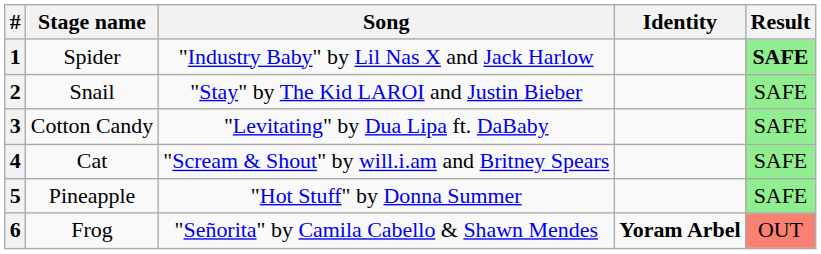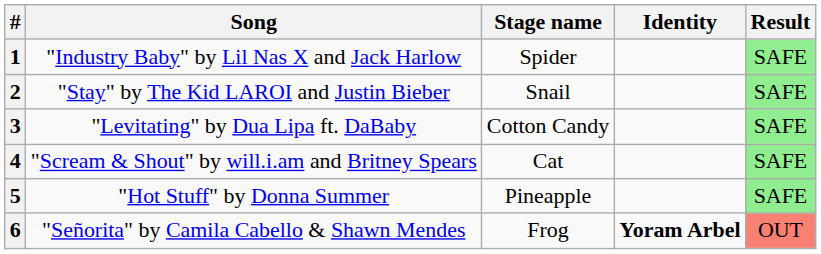columns swapped: (92, 21) <-> (386, 21)
(780, 56) bold -> (780, 56) normal
